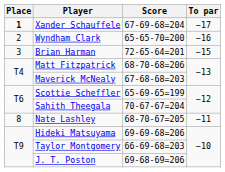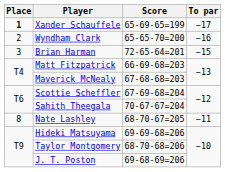(154, 25) 67-69-68=204 -> (154, 25) 65-69-65=199
(154, 65) 68-70-68=206 -> (154, 65) 66-69-68=203
(154, 92) 65-69-65=199 -> (154, 92) 67-69-68=204
(154, 147) 66-69-68=203 -> (154, 147) 68-70-68=206
